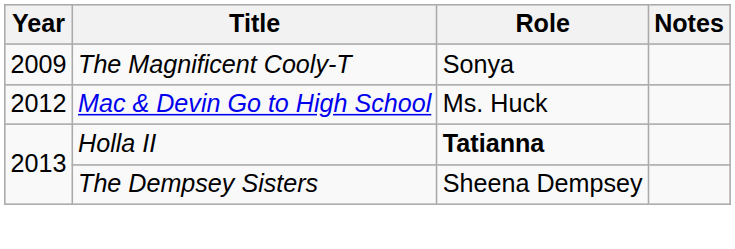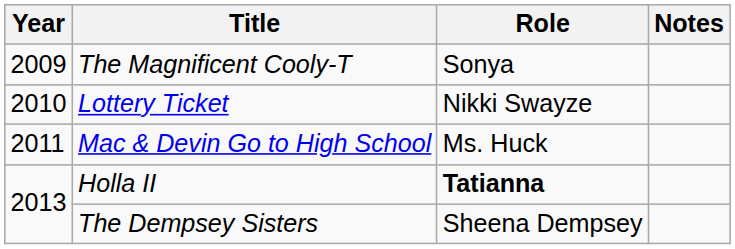+ row: (153, 104)
(39, 104) 2012 -> (38, 143) 2011
